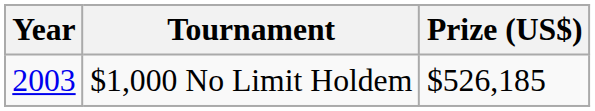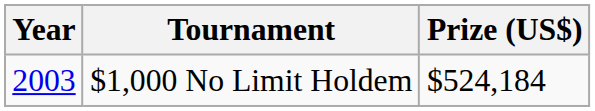(486, 79) $526,185 -> (486, 79) $524,184
